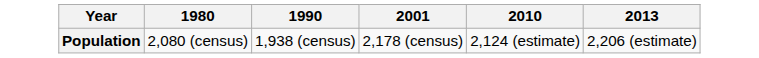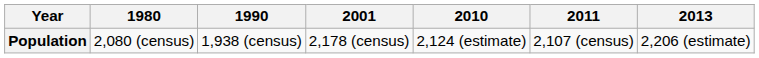+ column: (584, 16)
